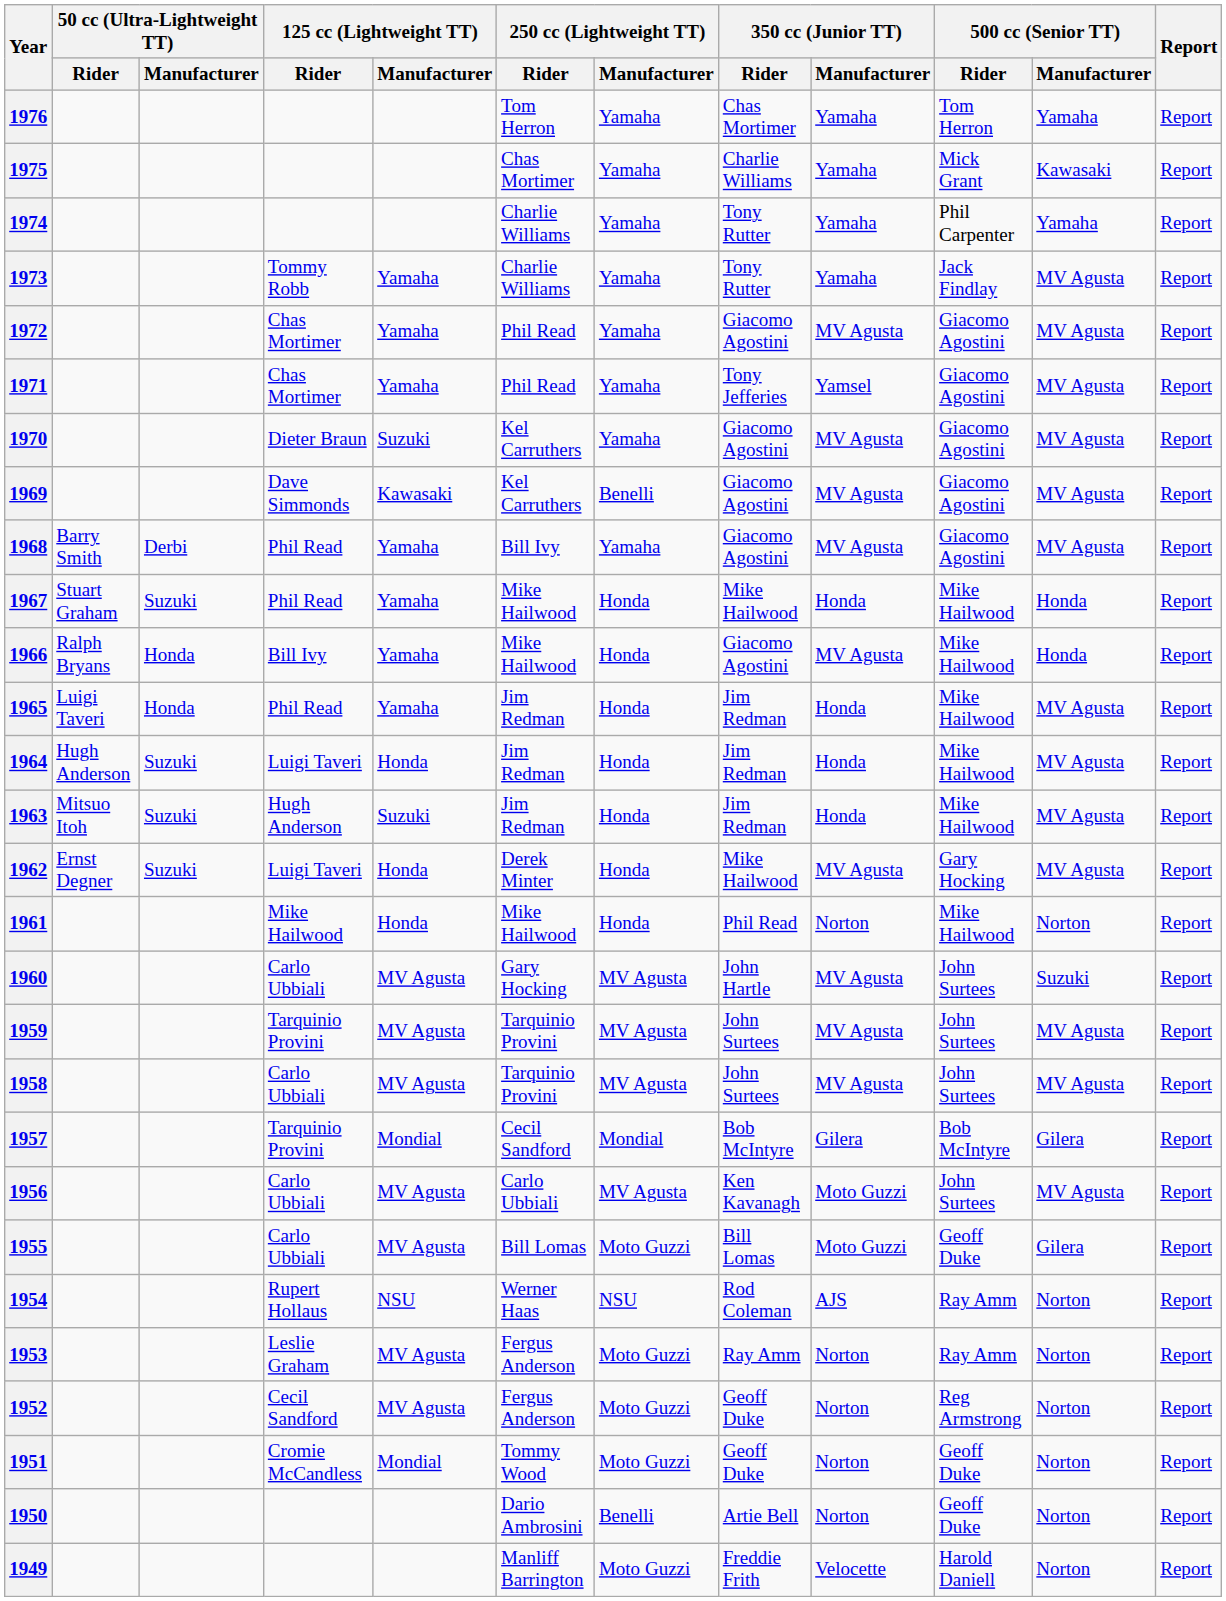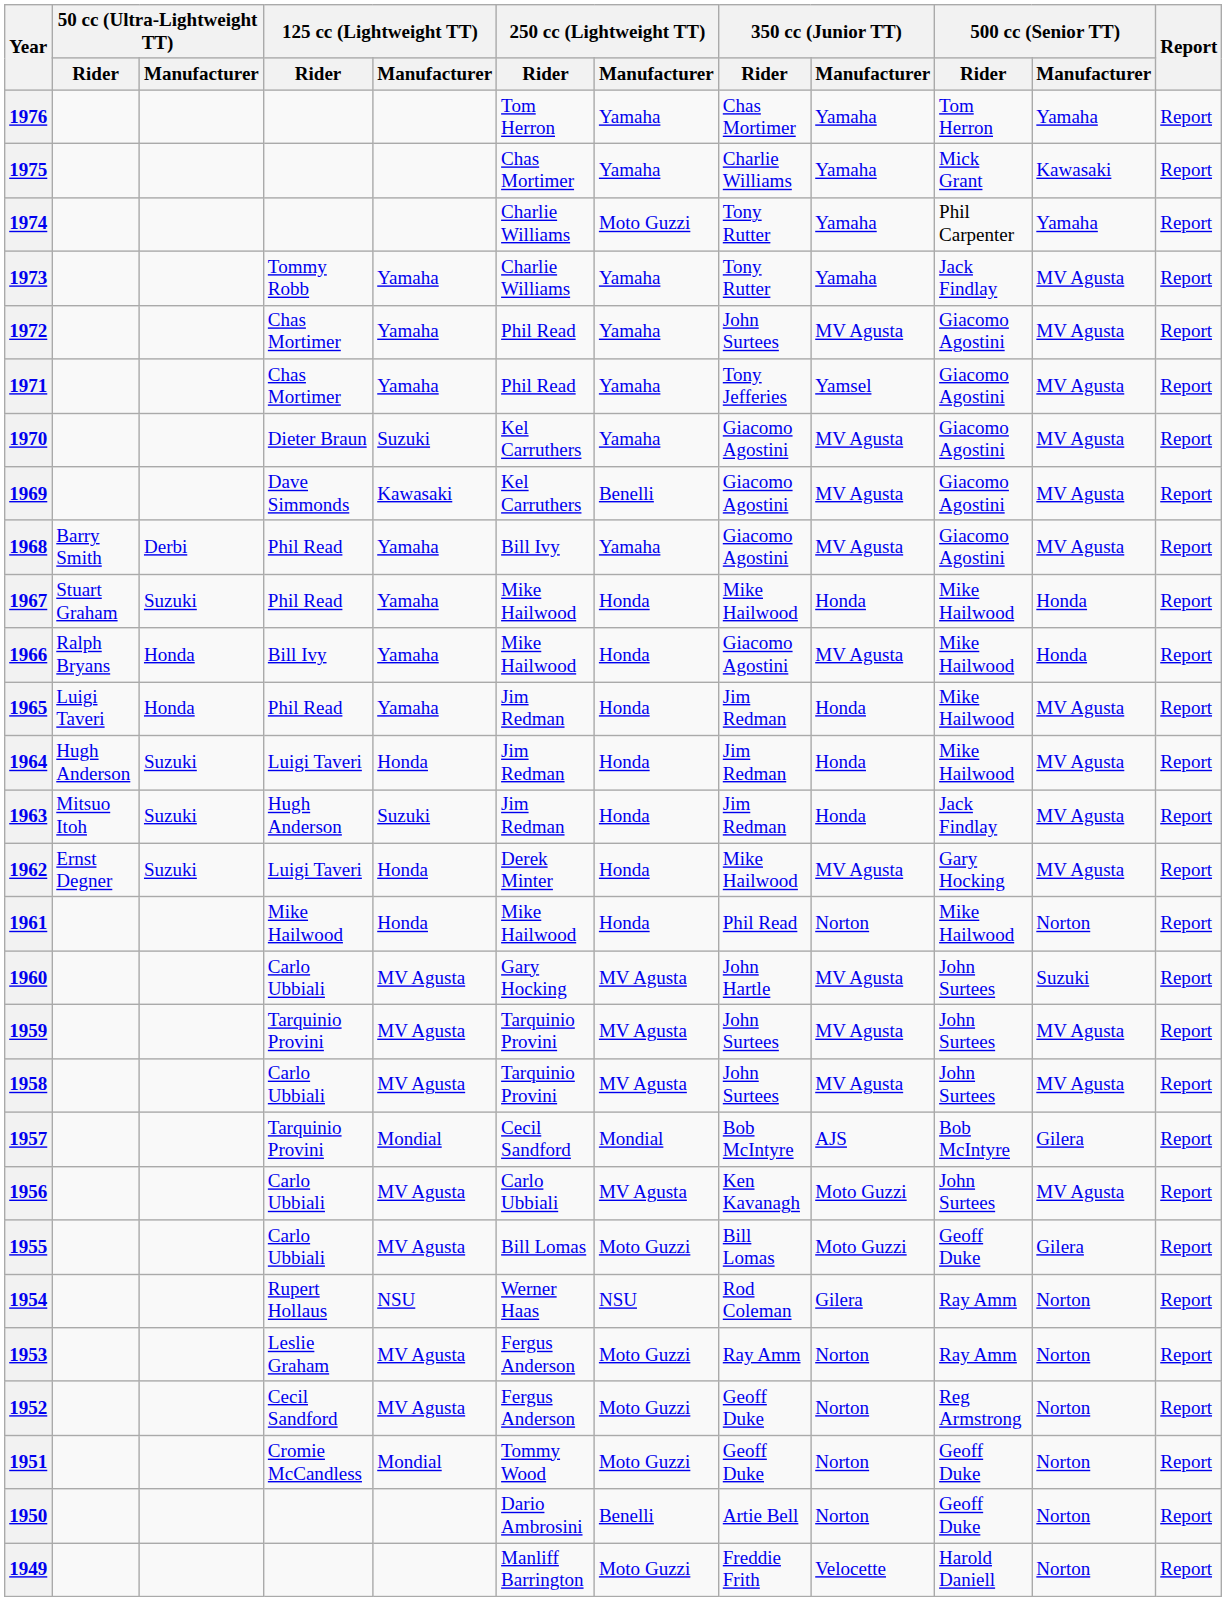(630, 223) Yamaha -> (645, 223) Moto Guzzi
(758, 331) Giacomo Agostini -> (751, 331) John Surtees
(977, 815) Mike Hailwood -> (968, 815) Jack Findlay
(839, 1138) Gilera -> (831, 1138) AJS
(831, 1300) AJS -> (839, 1300) Gilera
